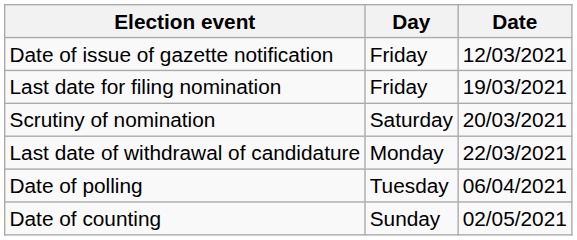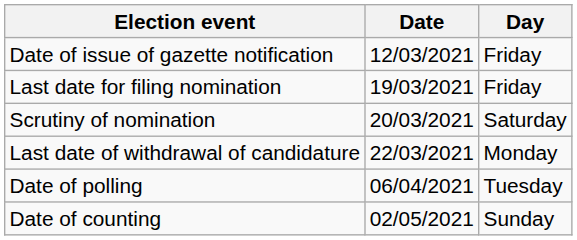columns swapped: (515, 21) <-> (411, 21)
